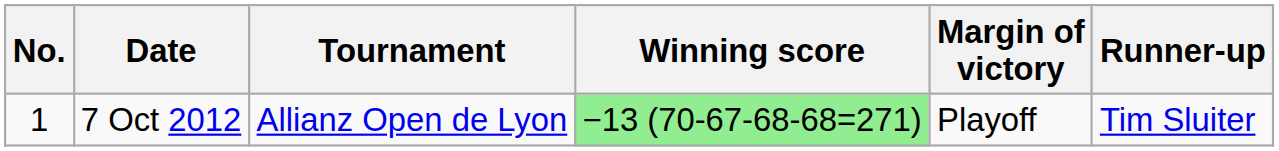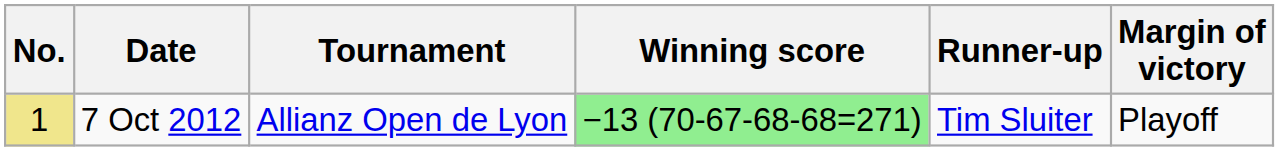columns swapped: (1011, 50) <-> (1183, 50)
(39, 120) no background -> (39, 120) khaki background
